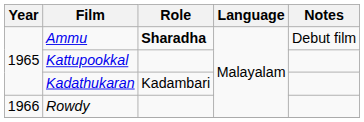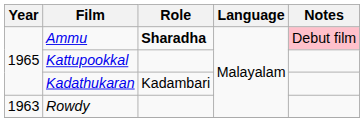(324, 38) no background -> (324, 38) pink background
(24, 106) 1966 -> (24, 106) 1963
